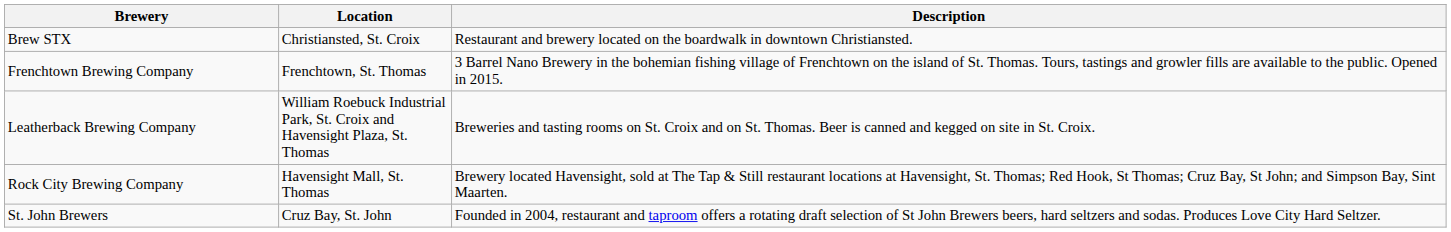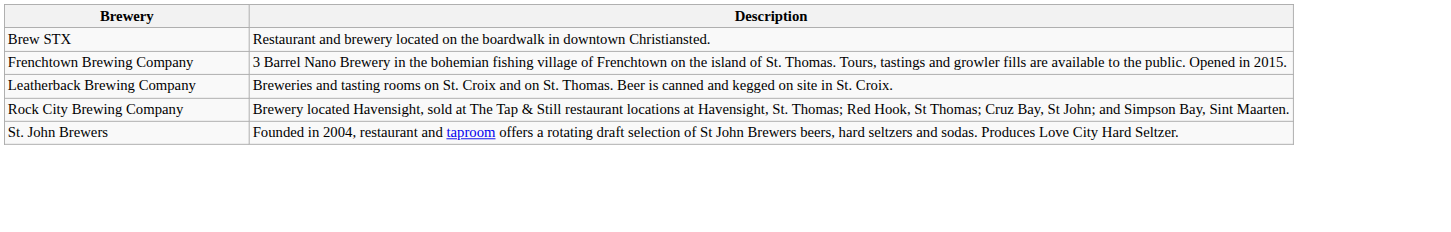- column: (365, 16)
